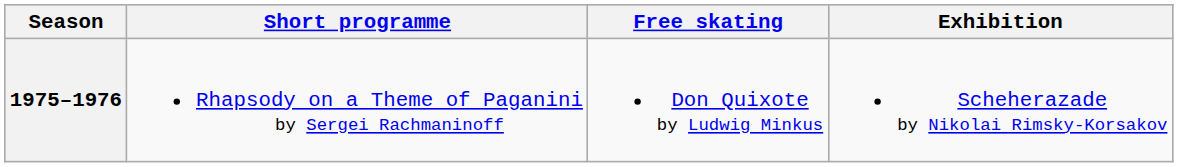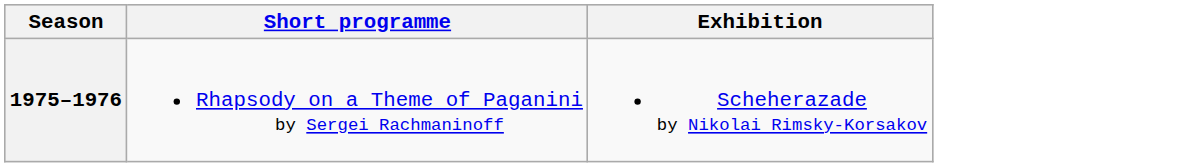- column: (708, 22)
